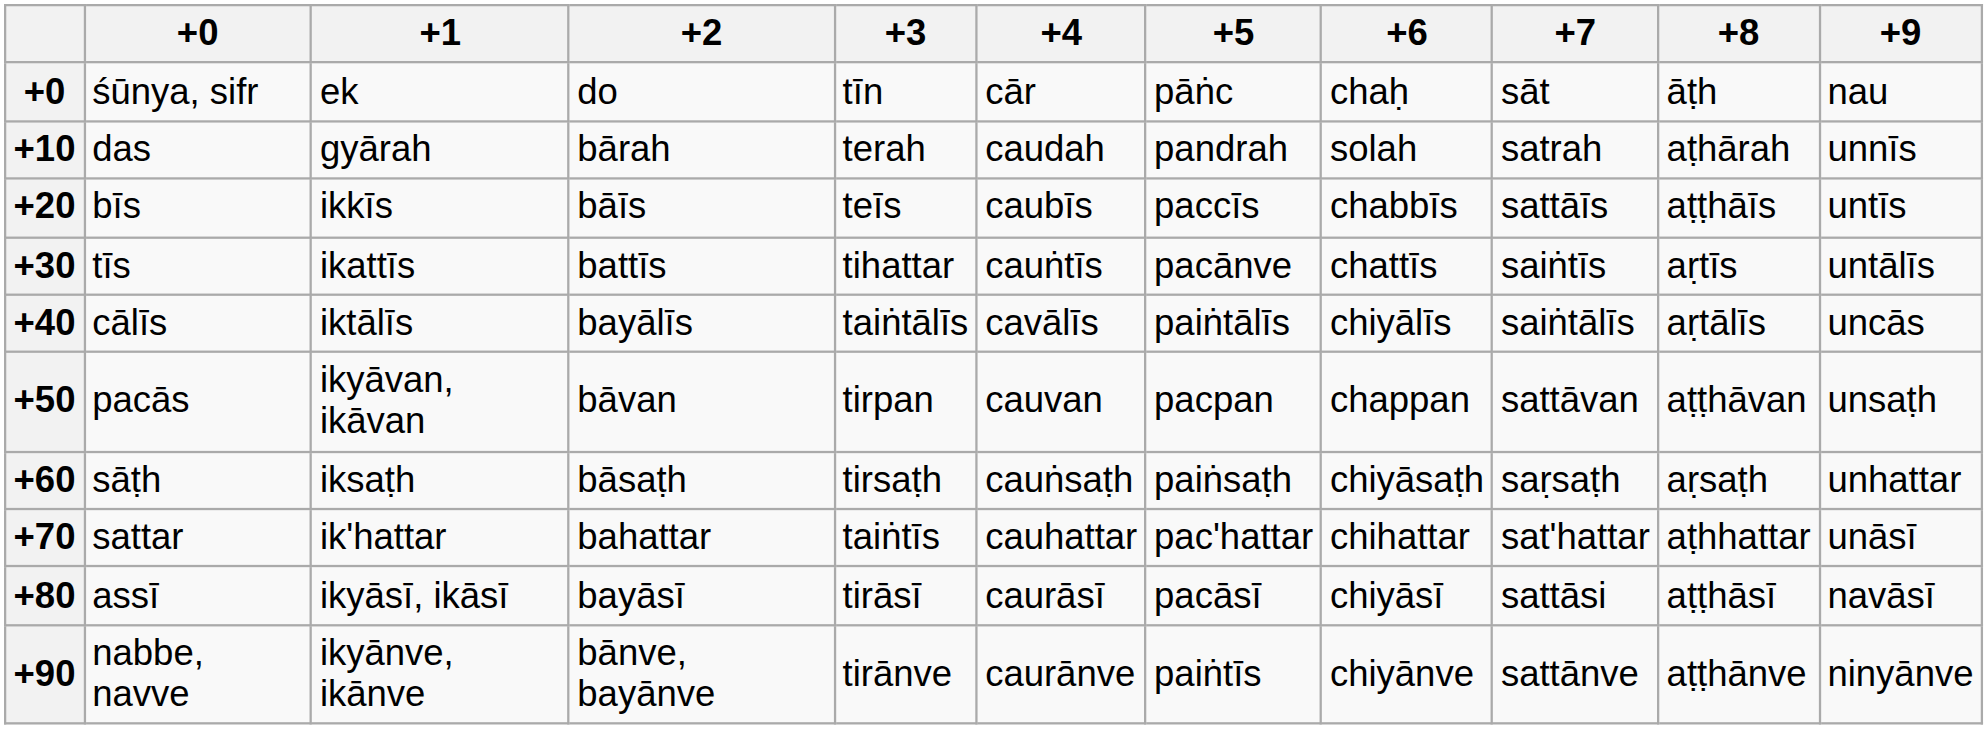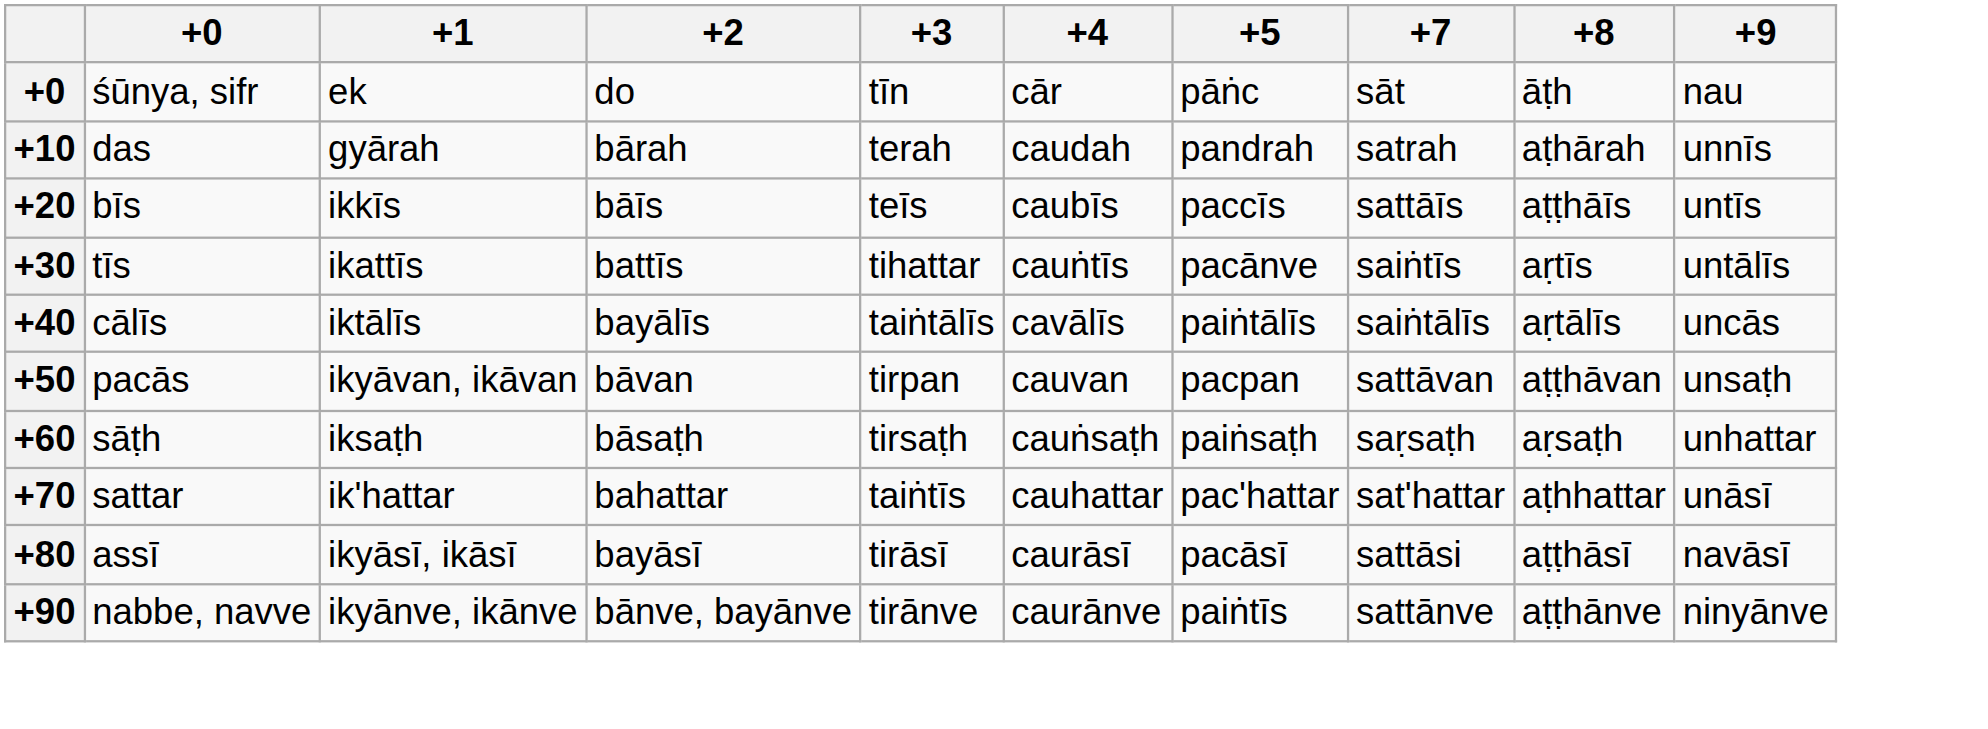- column: (1407, 33)
